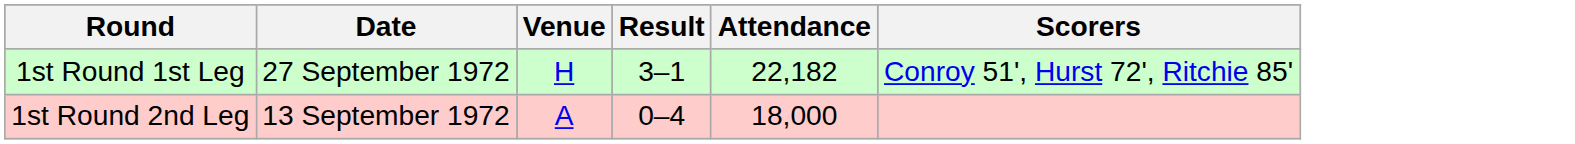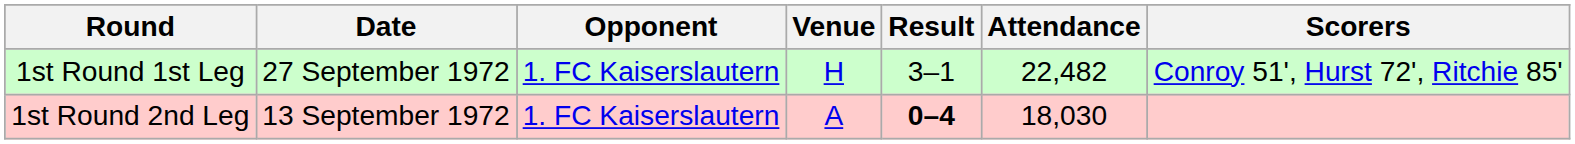+ column: (651, 26)
(794, 71) 22,182 -> (1064, 71) 22,482
(662, 116) normal -> (931, 116) bold
(794, 116) 18,000 -> (1064, 116) 18,030
